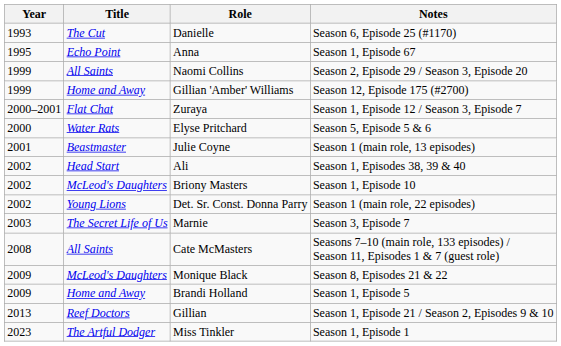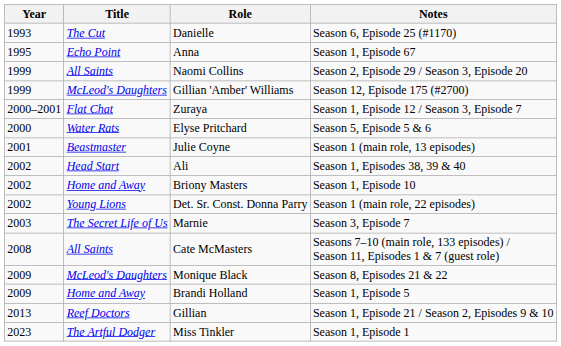(106, 90) Home and Away -> (117, 90) McLeod's Daughters
(117, 185) McLeod's Daughters -> (106, 185) Home and Away
